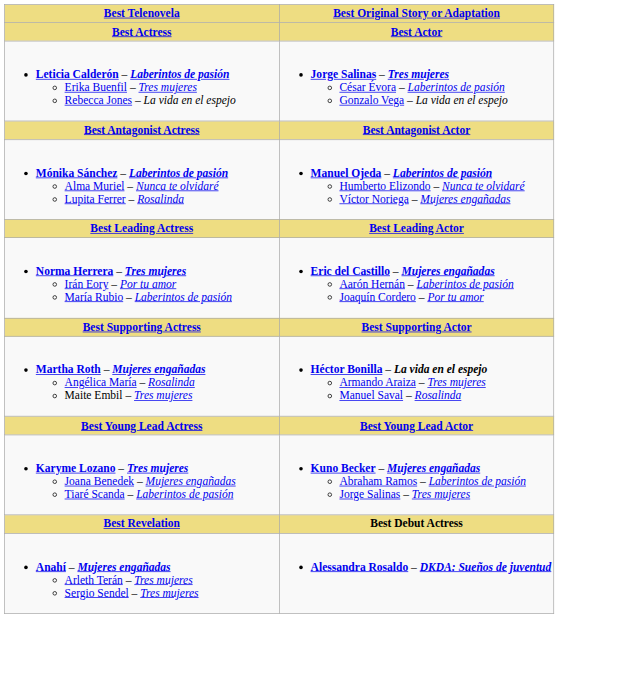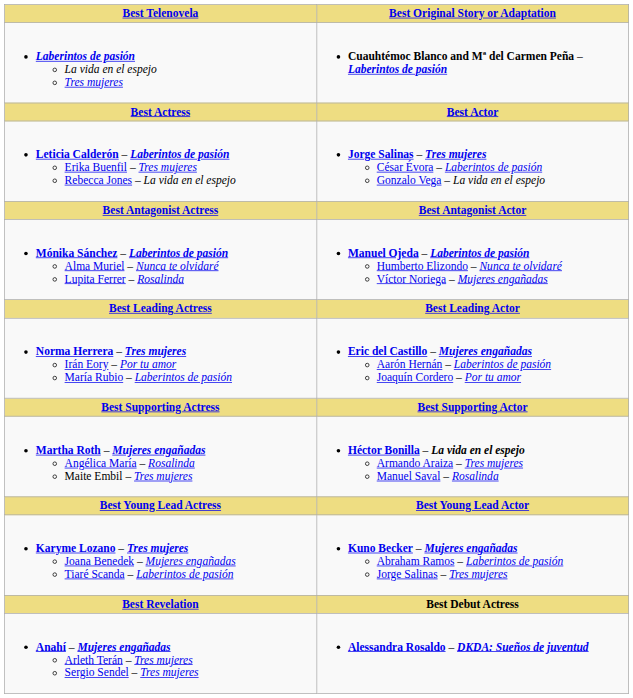+ row: (160, 69)
